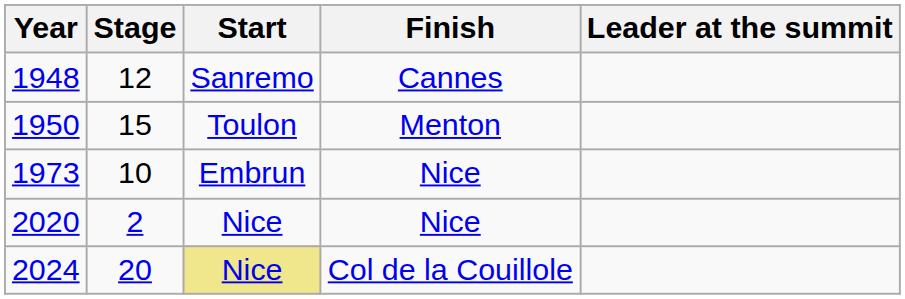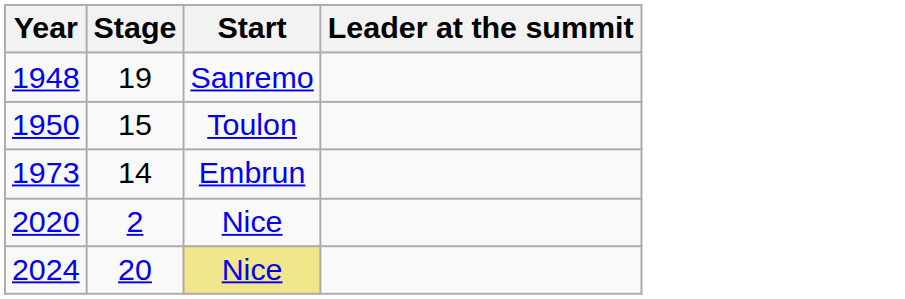- column: (450, 28)
(135, 76) 12 -> (135, 76) 19
(135, 173) 10 -> (135, 173) 14
